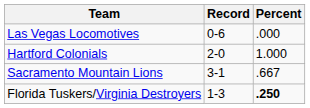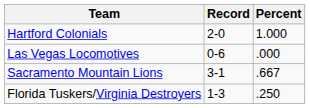rows swapped: (73, 34) <-> (57, 53)
(268, 93) bold -> (268, 93) normal
